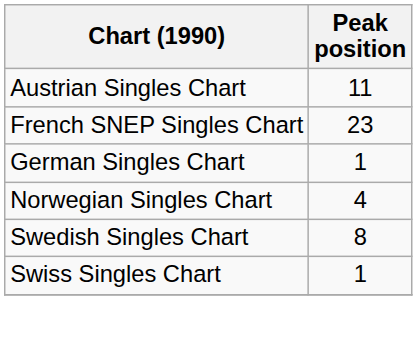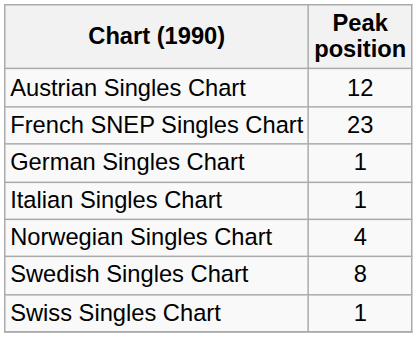(360, 87) 11 -> (360, 87) 12
+ row: (116, 200)
